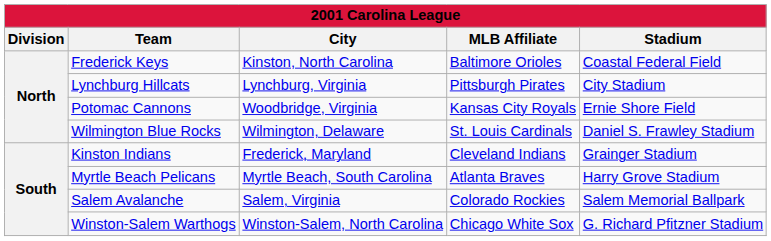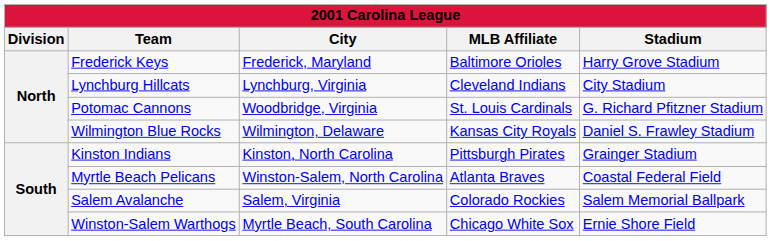(318, 62) Kinston, North Carolina -> (307, 62) Frederick, Maryland
(652, 62) Coastal Federal Field -> (651, 62) Harry Grove Stadium
(507, 85) Pittsburgh Pirates -> (508, 85) Cleveland Indians
(513, 108) Kansas City Royals -> (511, 108) St. Louis Cardinals
(639, 108) Ernie Shore Field -> (673, 108) G. Richard Pfitzner Stadium
(511, 131) St. Louis Cardinals -> (513, 131) Kansas City Royals
(307, 154) Frederick, Maryland -> (318, 154) Kinston, North Carolina
(508, 154) Cleveland Indians -> (507, 154) Pittsburgh Pirates
(337, 177) Myrtle Beach, South Carolina -> (343, 177) Winston-Salem, North Carolina
(651, 177) Harry Grove Stadium -> (652, 177) Coastal Federal Field
(343, 223) Winston-Salem, North Carolina -> (337, 223) Myrtle Beach, South Carolina
(673, 223) G. Richard Pfitzner Stadium -> (639, 223) Ernie Shore Field
